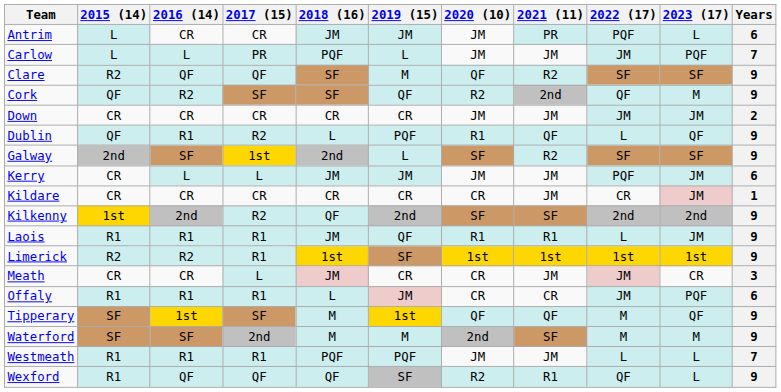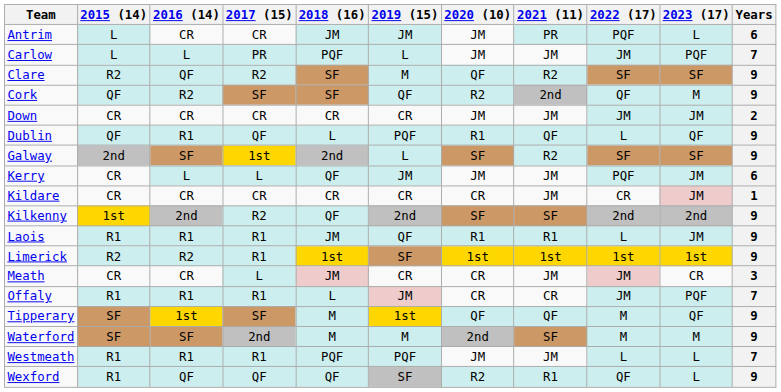(259, 75) QF -> (259, 75) R2
(259, 135) R2 -> (259, 135) QF
(332, 176) JM -> (332, 176) QF
(754, 296) 6 -> (754, 296) 7
